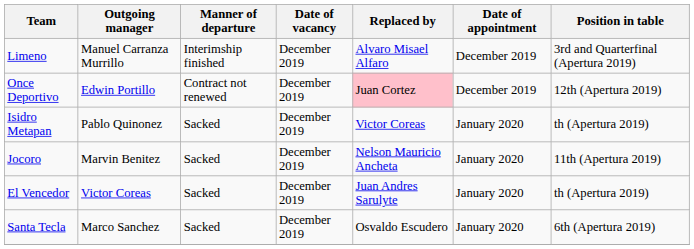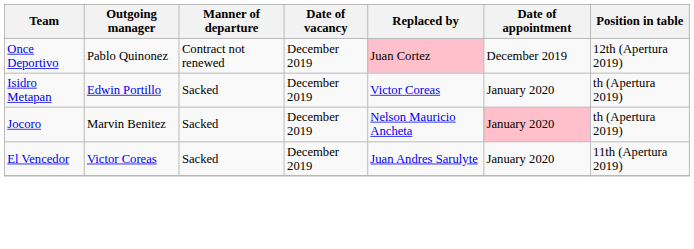- row: (27, 55)
(118, 90) Edwin Portillo -> (128, 55) Pablo Quinonez
(122, 124) Pablo Quinonez -> (124, 90) Edwin Portillo
(490, 158) no background -> (520, 124) pink background
(608, 158) 11th (Apertura 2019) -> (624, 124) th (Apertura 2019)
(601, 192) th (Apertura 2019) -> (630, 158) 11th (Apertura 2019)
- row: (36, 227)
